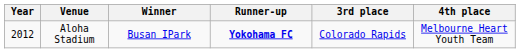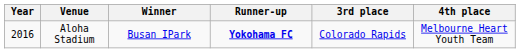(22, 34) 2012 -> (22, 34) 2016
